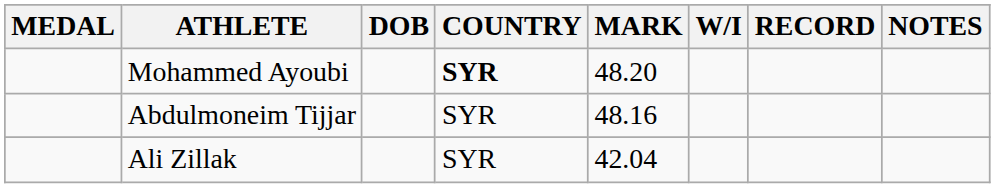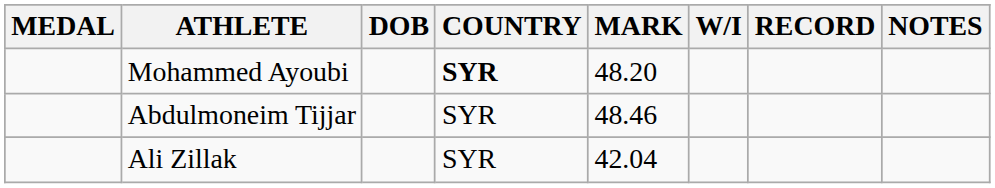(626, 114) 48.16 -> (626, 114) 48.46
